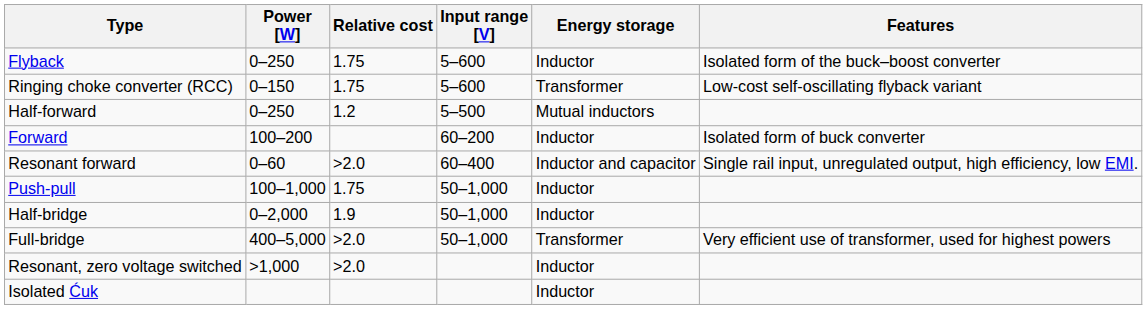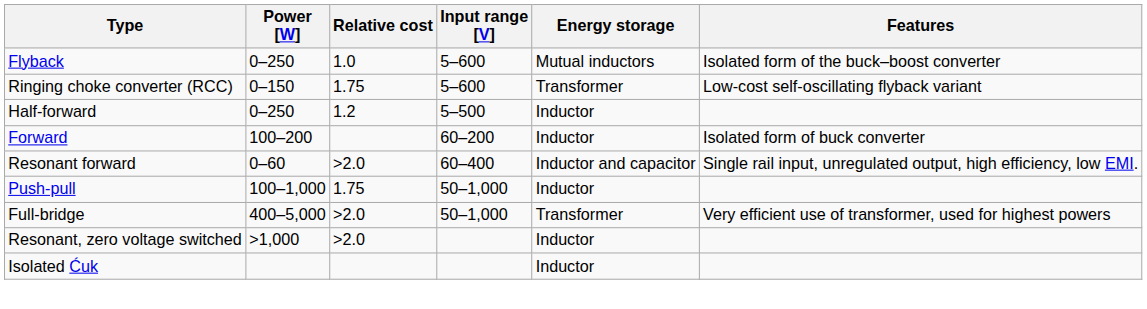(349, 61) 1.75 -> (344, 61) 1.0
(565, 61) Inductor -> (595, 61) Mutual inductors
(595, 112) Mutual inductors -> (565, 112) Inductor
- row: (48, 214)
